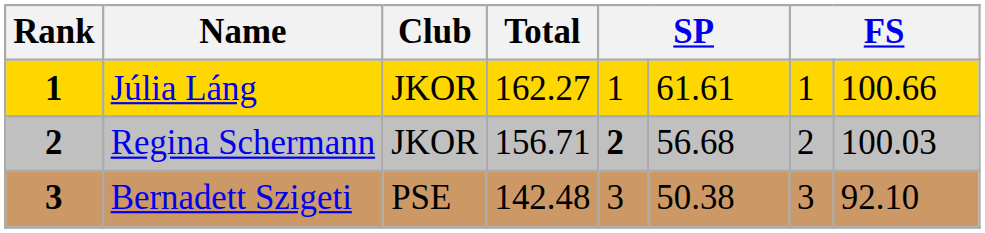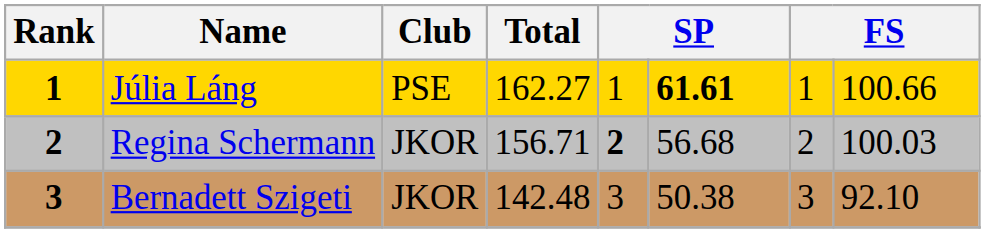(435, 87) JKOR -> (421, 87) PSE
(696, 87) normal -> (696, 87) bold
(421, 198) PSE -> (435, 198) JKOR
